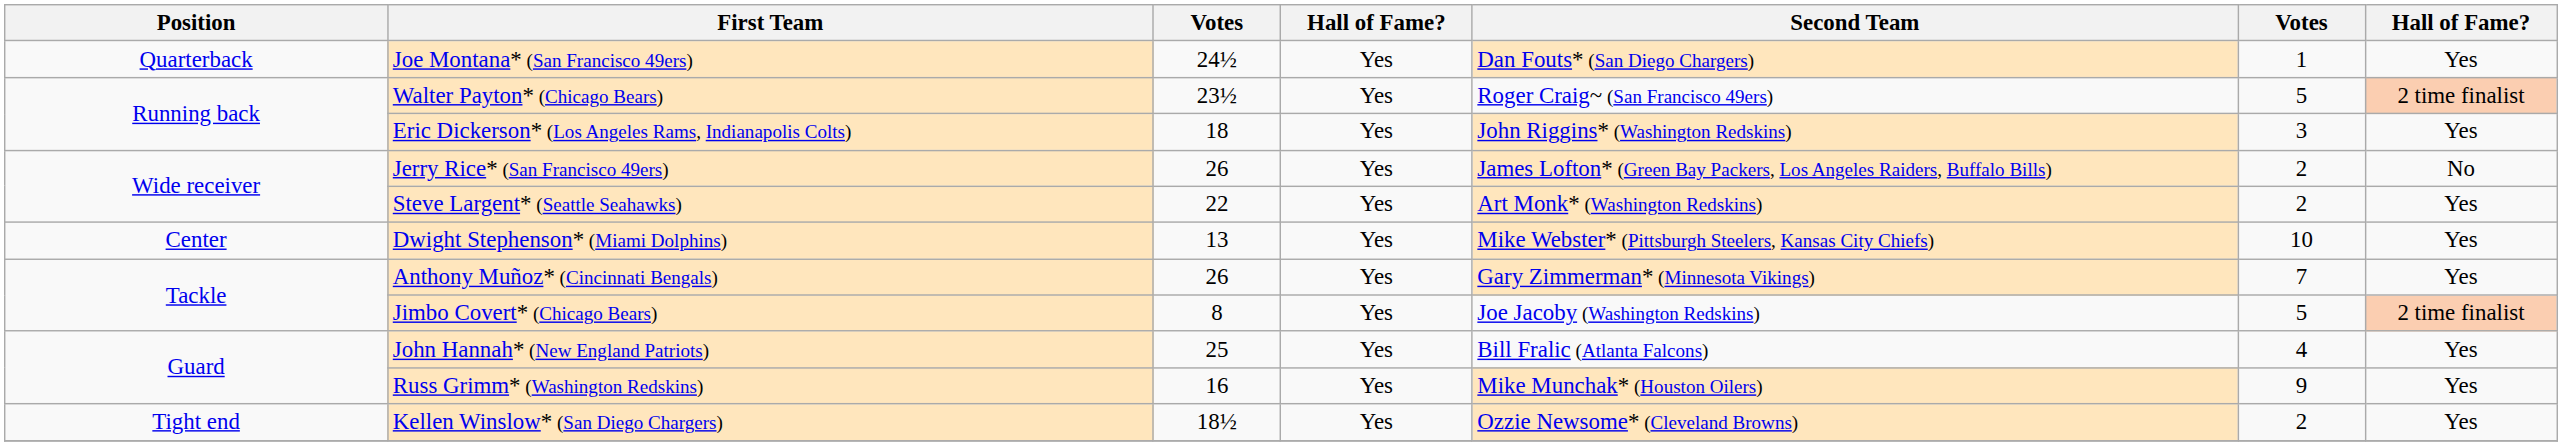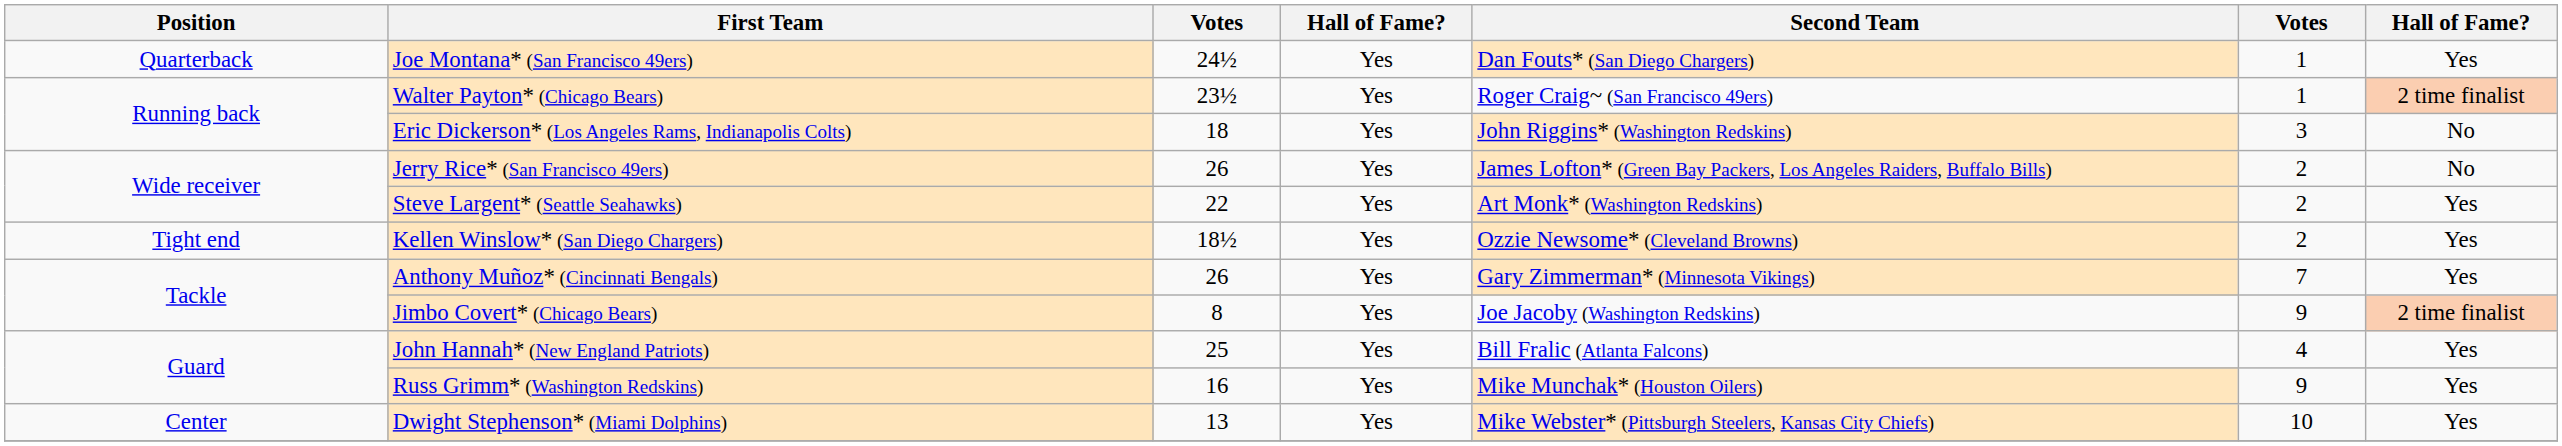(2301, 95) 5 -> (2301, 95) 1
(2461, 131) Yes -> (2461, 131) No
rows swapped: (558, 421) <-> (560, 240)
(2301, 312) 5 -> (2301, 312) 9
